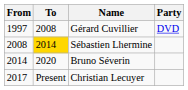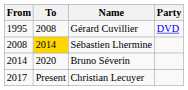(17, 28) 1997 -> (17, 28) 1995
